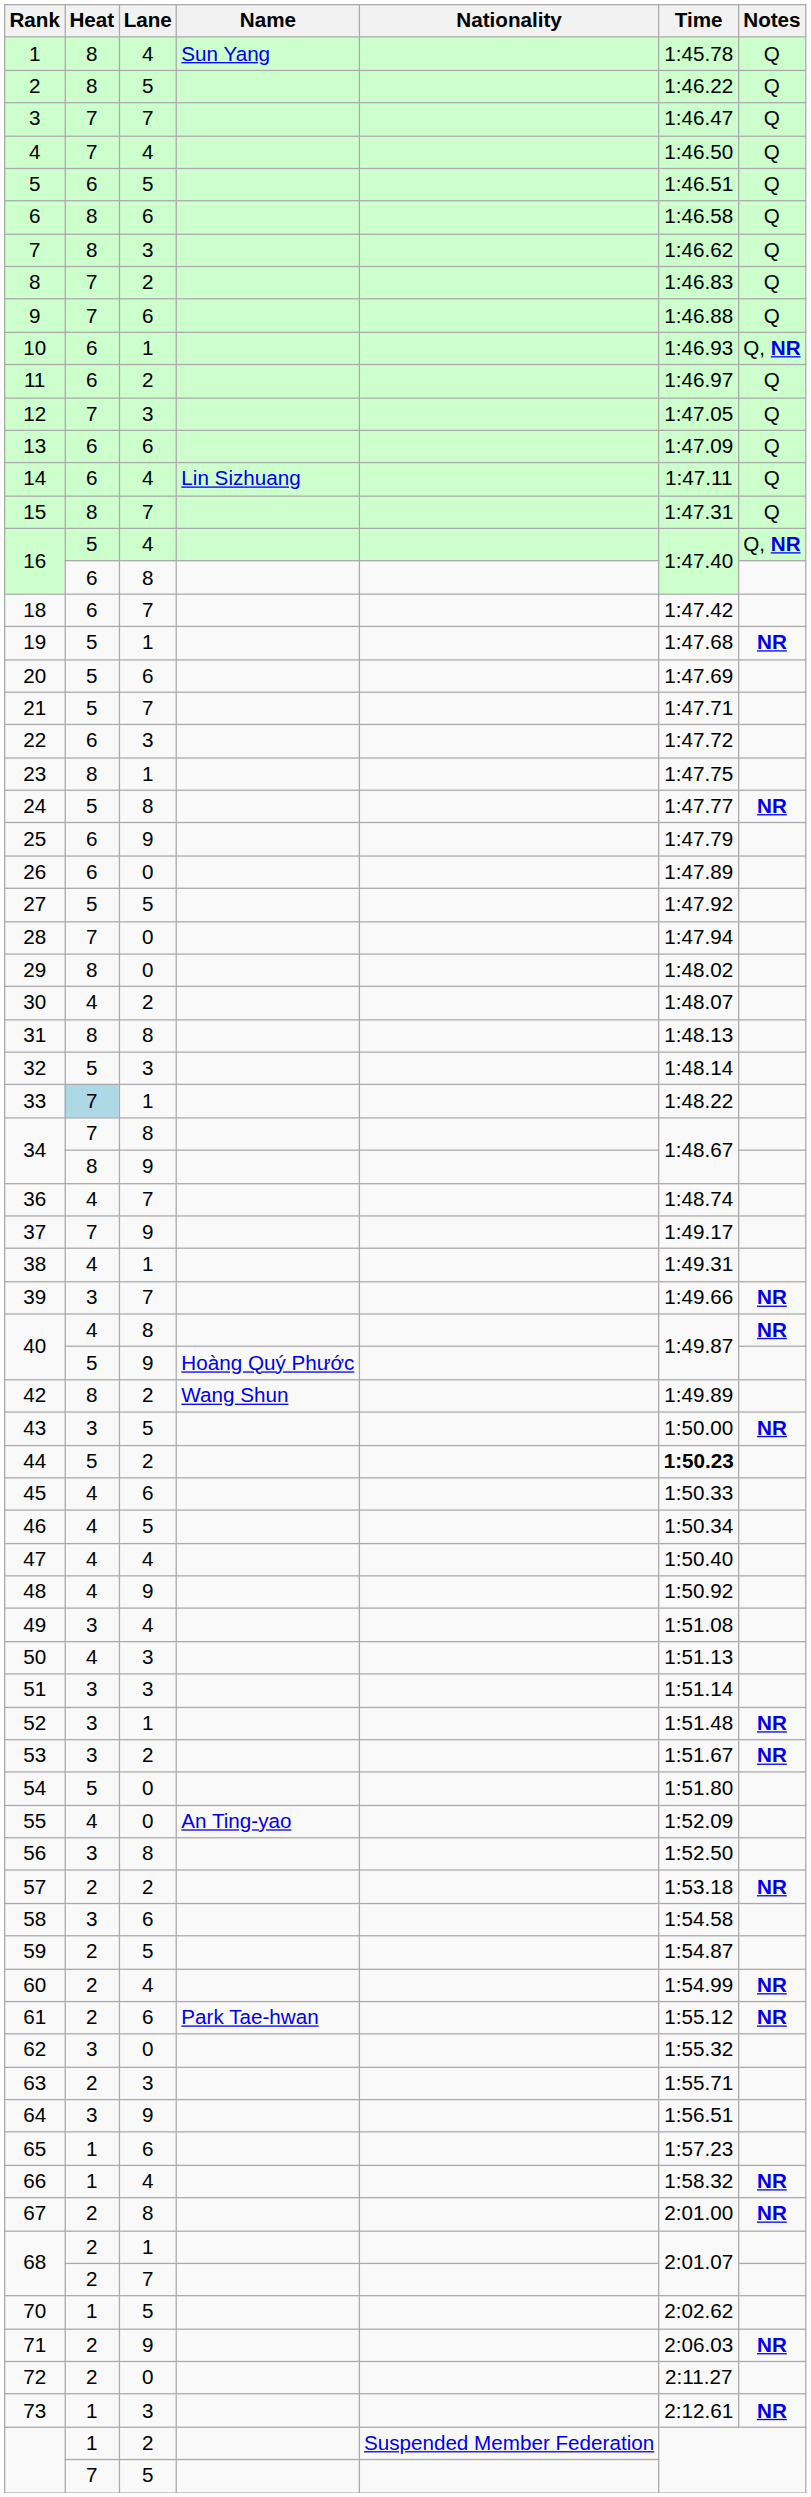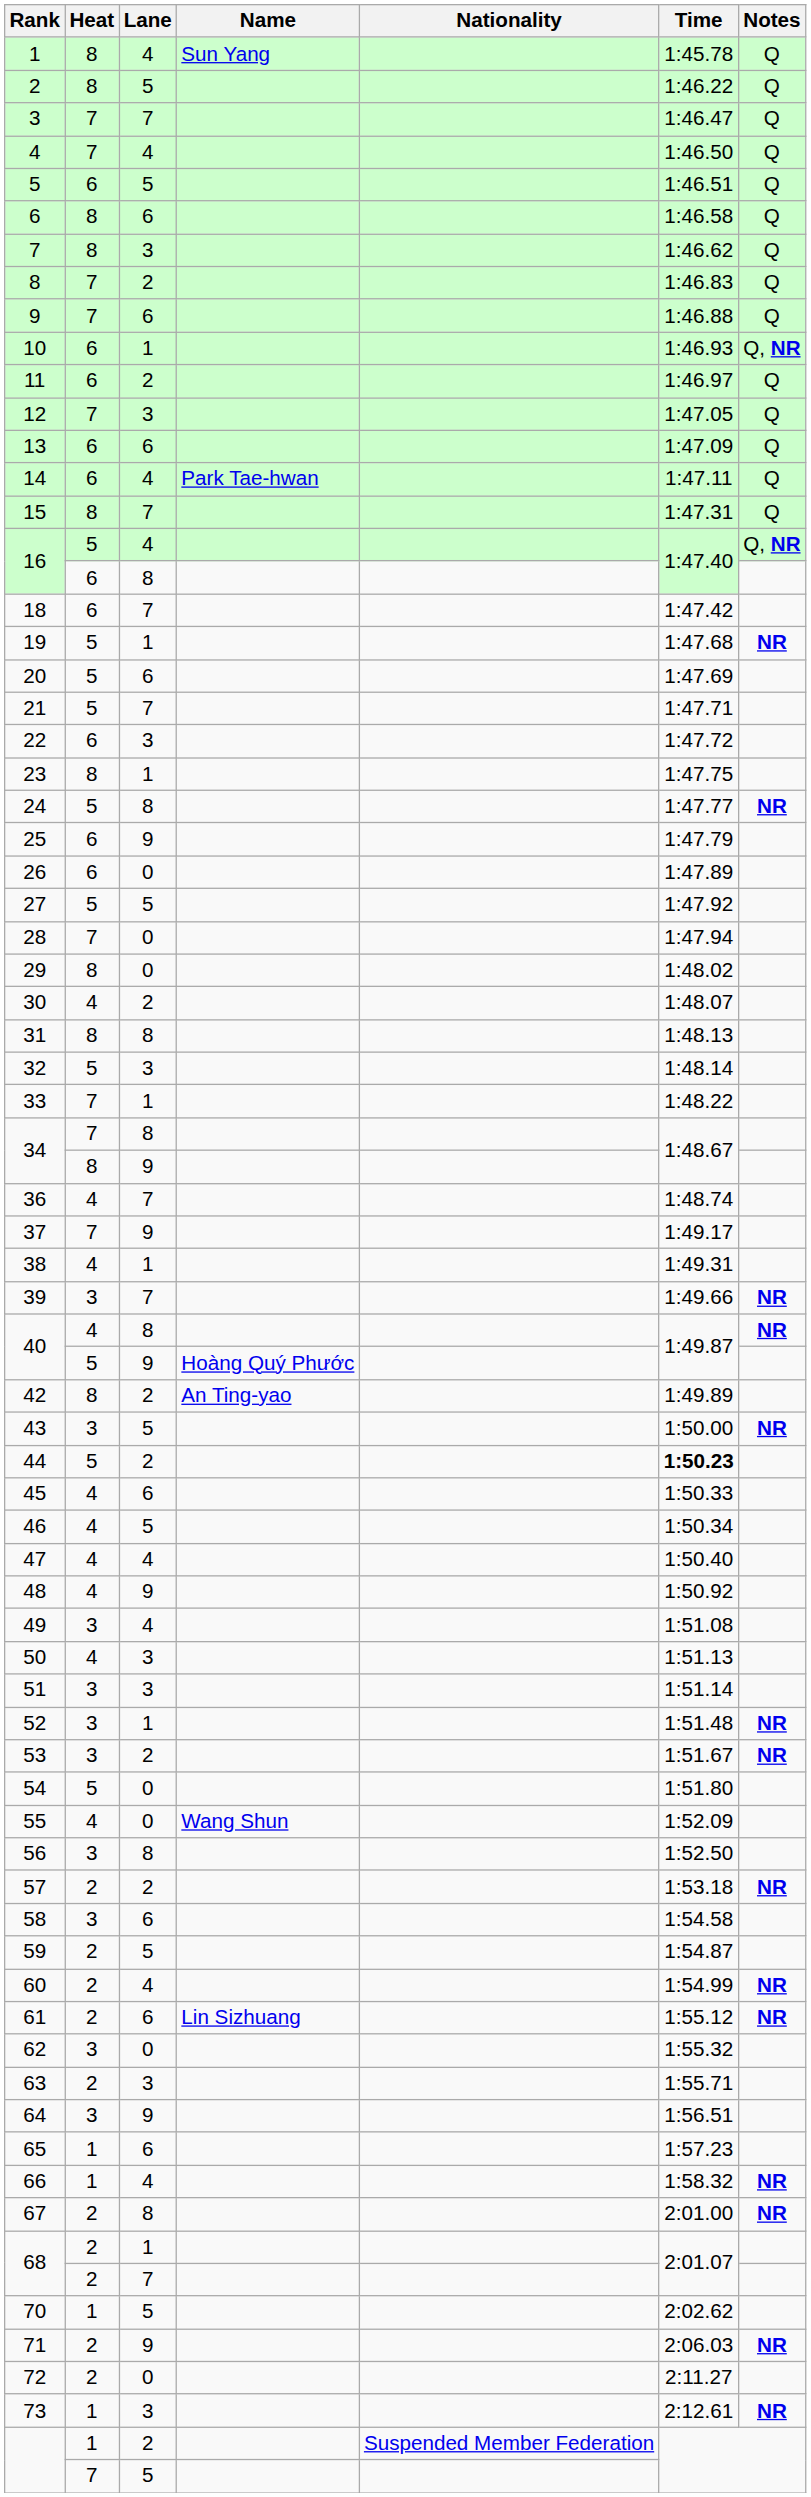(241, 479) Lin Sizhuang -> (250, 479) Park Tae-hwan
(92, 1101) lightblue background -> (92, 1101) no background
(235, 1395) Wang Shun -> (236, 1395) An Ting-yao
(236, 1821) An Ting-yao -> (235, 1821) Wang Shun
(250, 2017) Park Tae-hwan -> (241, 2017) Lin Sizhuang
